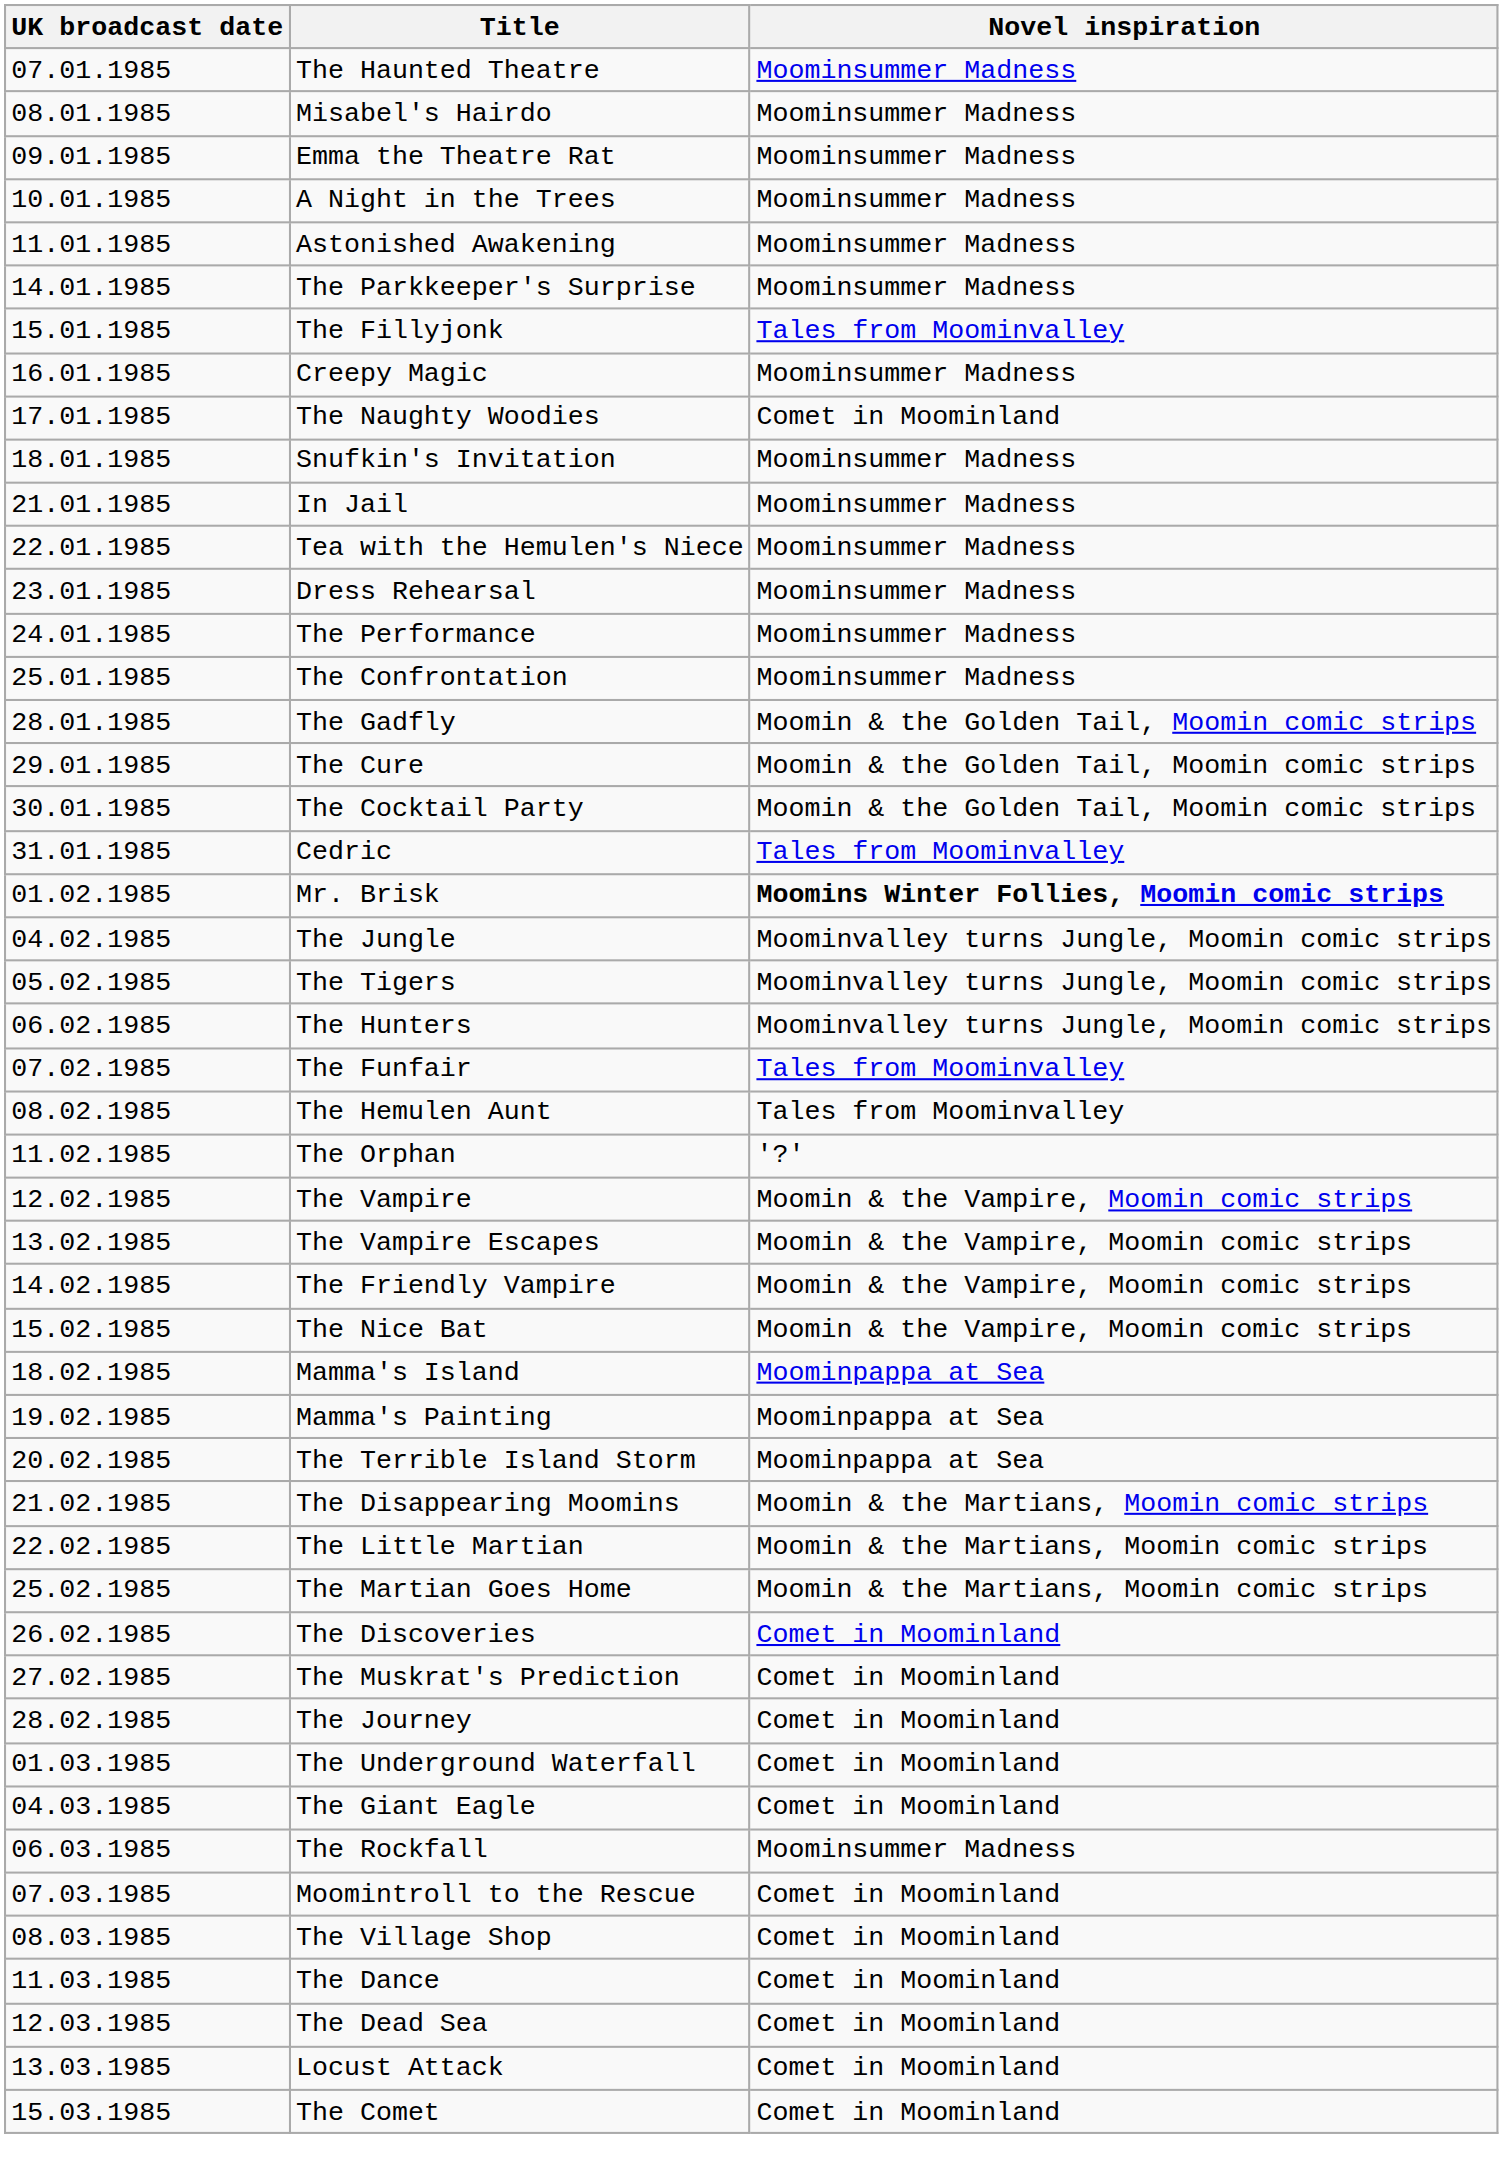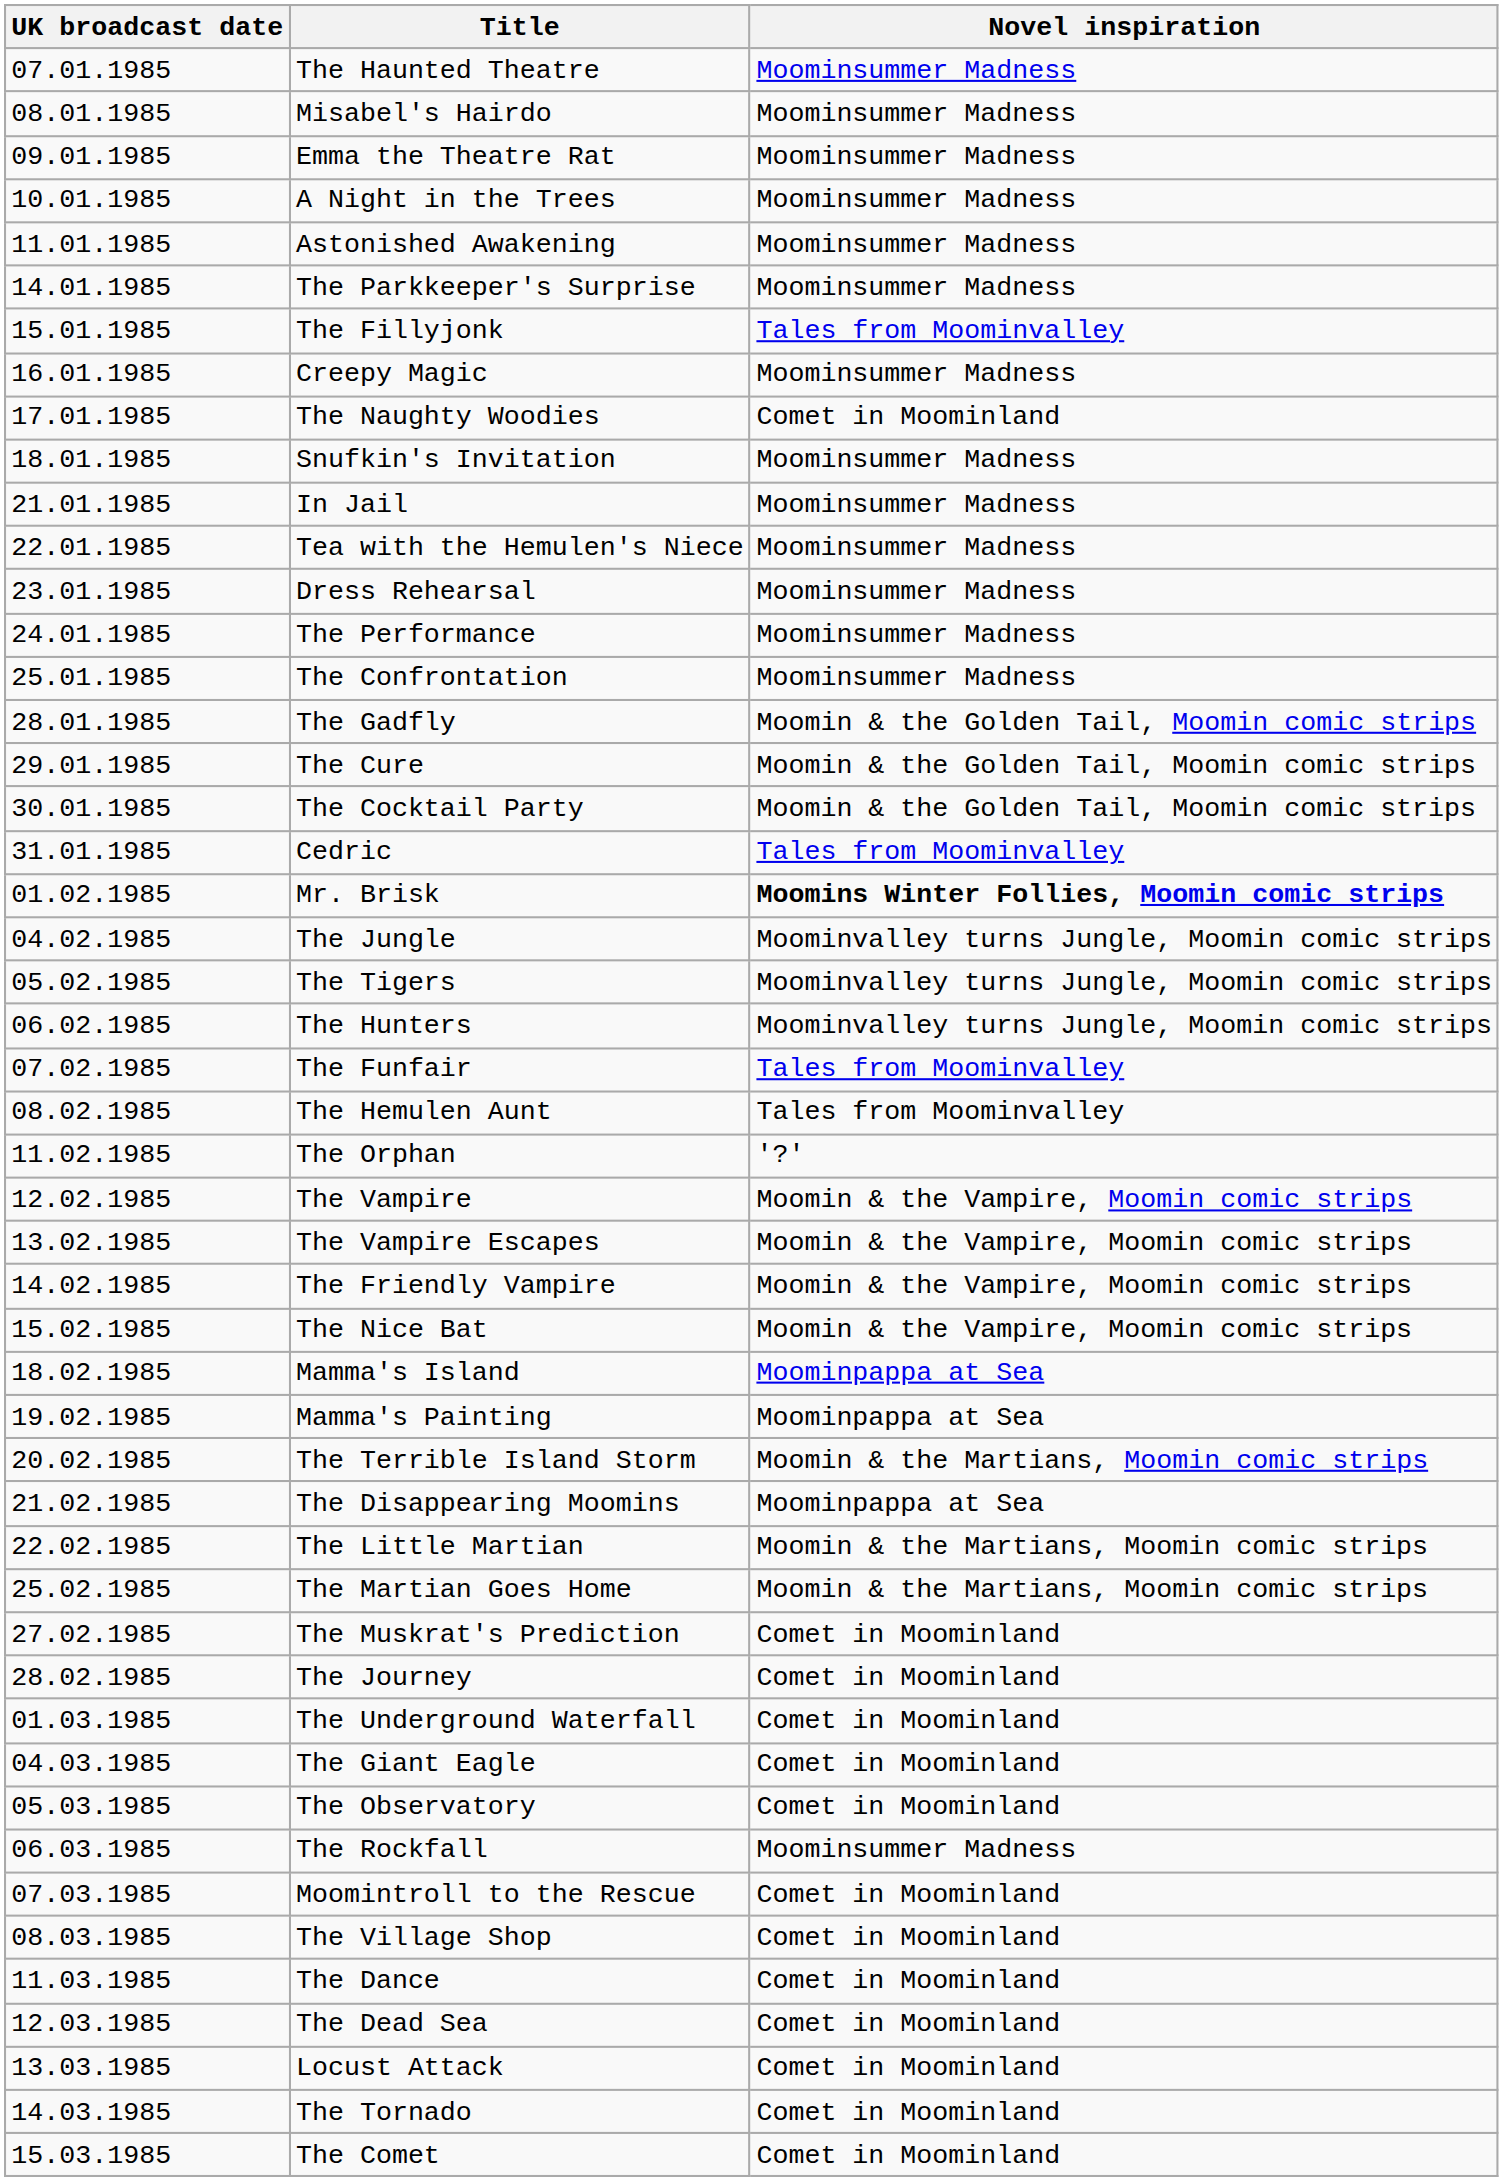(900, 1460) Moominpappa at Sea -> (1092, 1460) Moomin & the Martians, Moomin comic strips
(1092, 1504) Moomin & the Martians, Moomin comic strips -> (900, 1504) Moominpappa at Sea
- row: (416, 1634)
+ row: (416, 1808)
+ row: (384, 2112)
